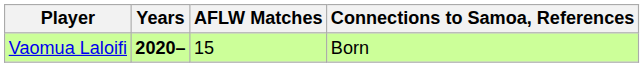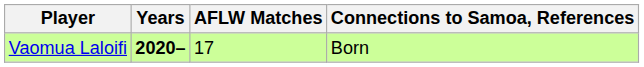(204, 47) 15 -> (204, 47) 17
